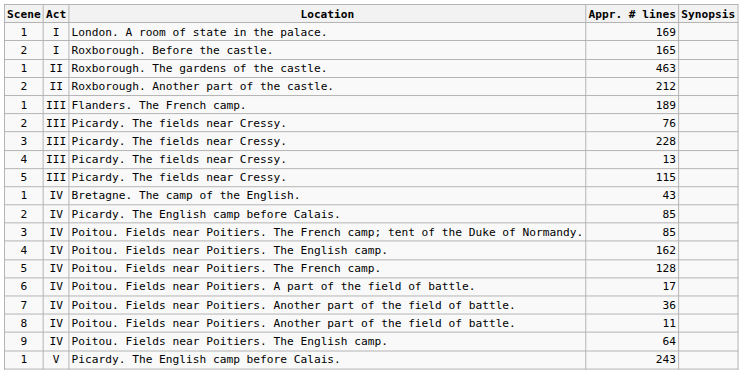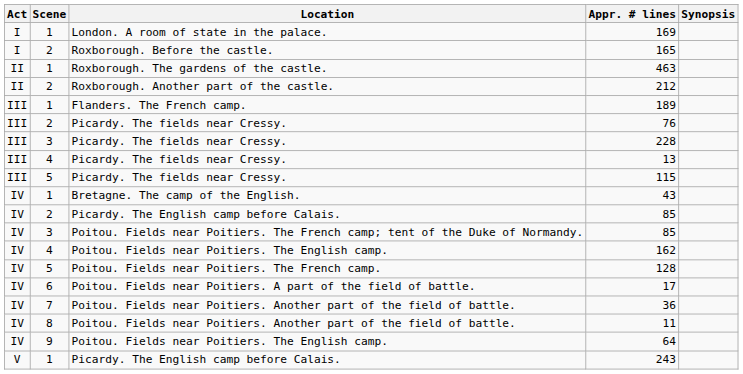columns swapped: (56, 14) <-> (24, 14)
